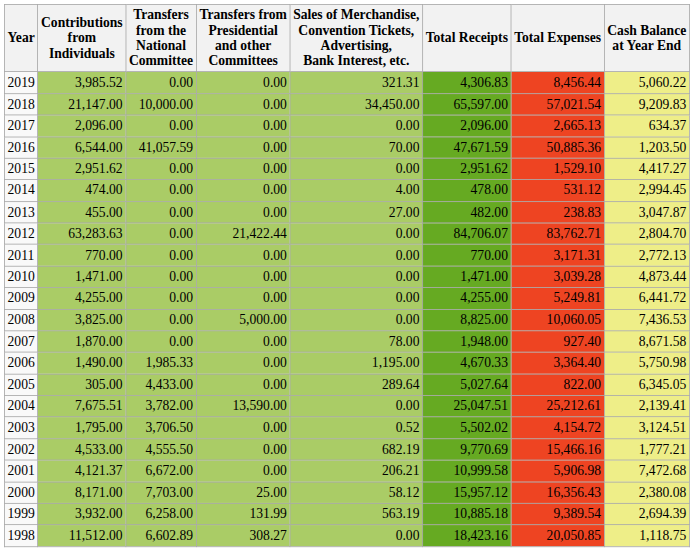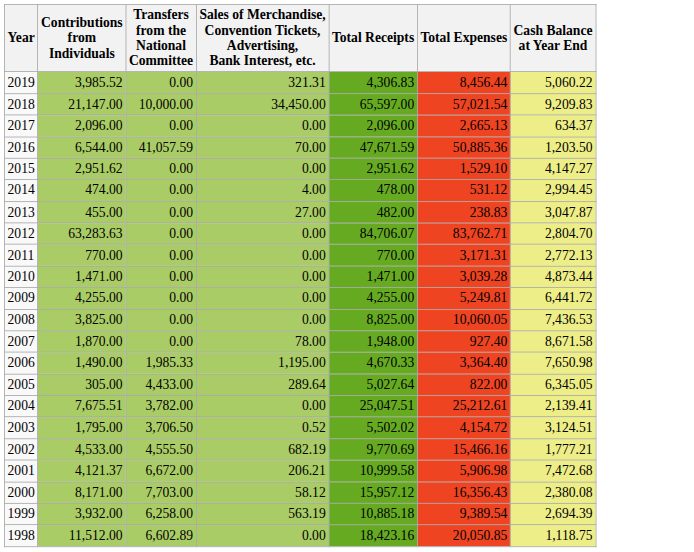- column: (243, 38)
(662, 169) 4,417.27 -> (569, 169) 4,147.27
(662, 363) 5,750.98 -> (569, 363) 7,650.98
